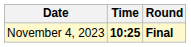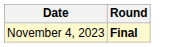- column: (125, 13)
